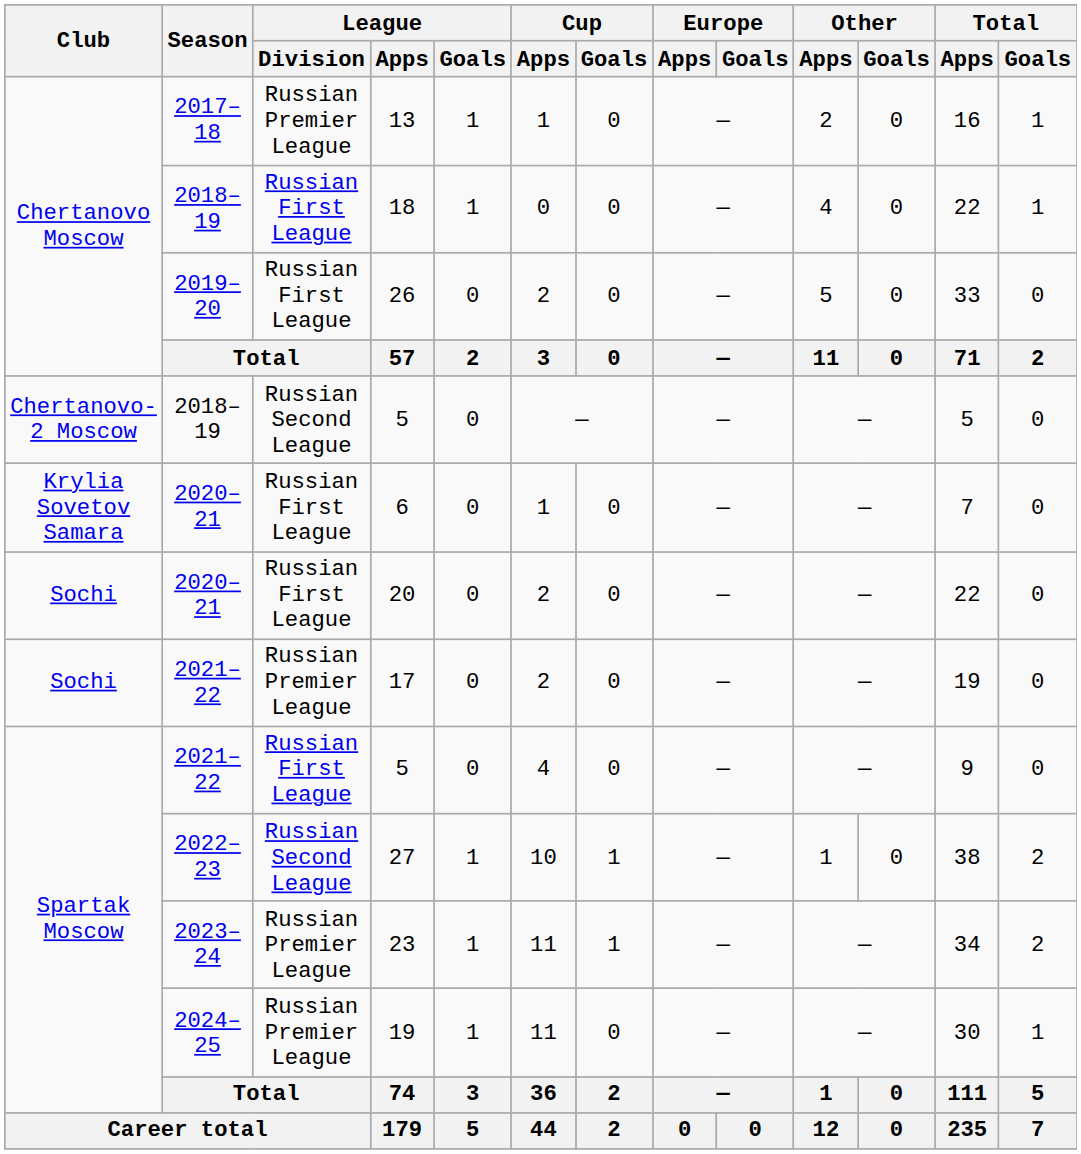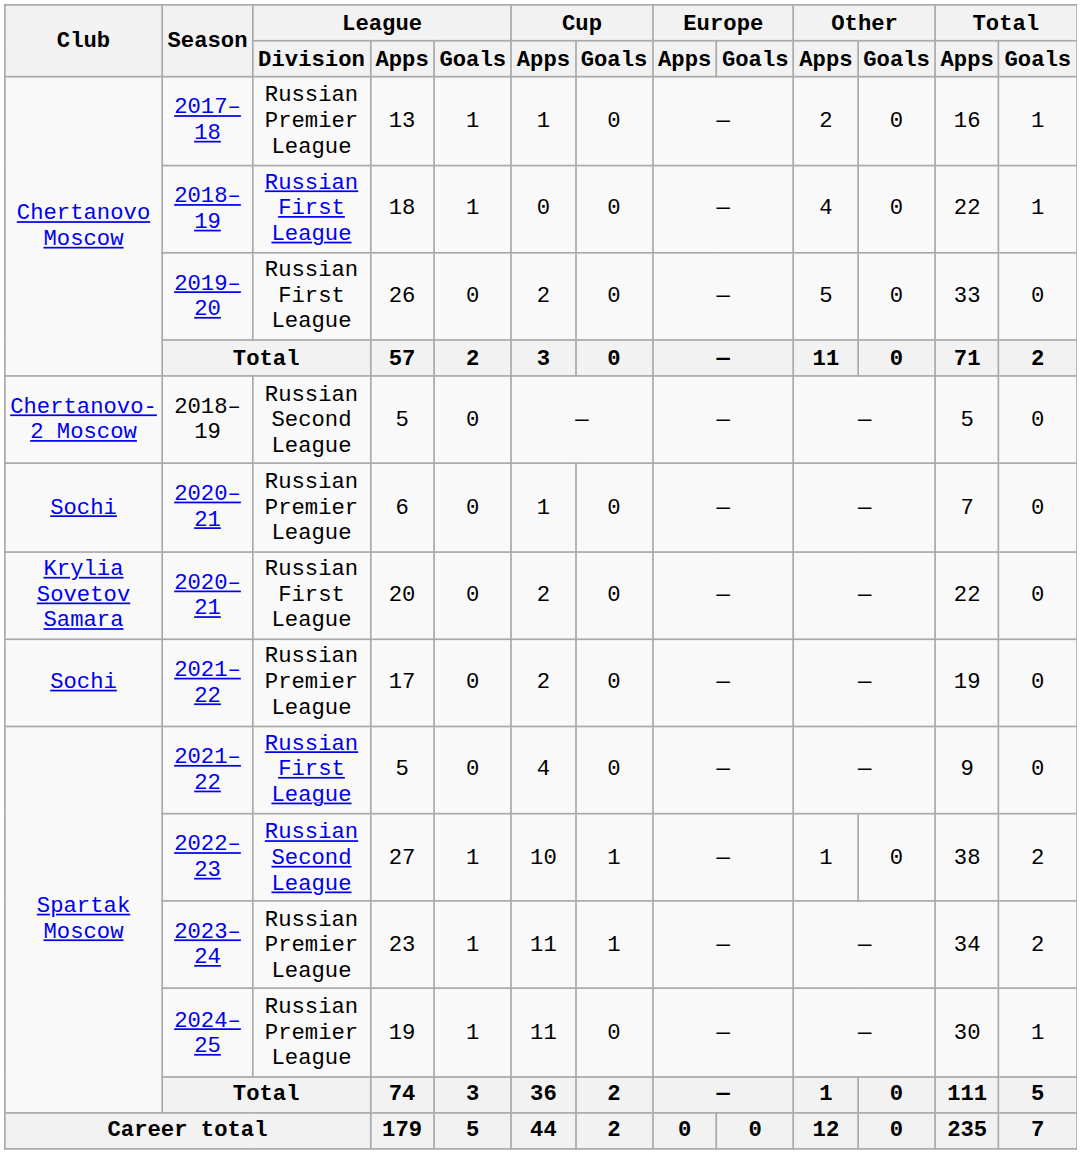(84, 507) Krylia Sovetov Samara -> (84, 507) Sochi
(311, 507) Russian First League -> (311, 507) Russian Premier League
(84, 595) Sochi -> (84, 595) Krylia Sovetov Samara
